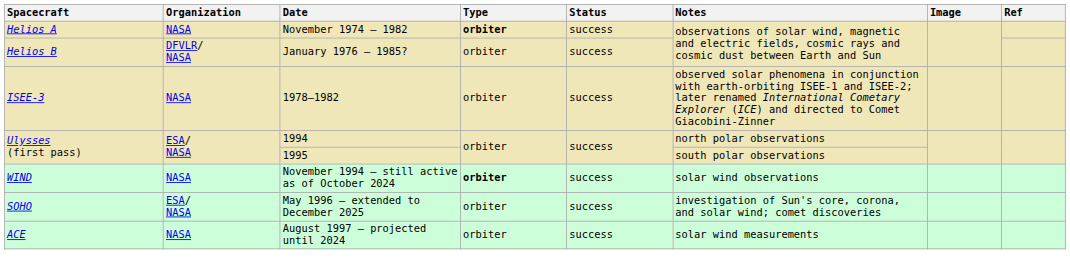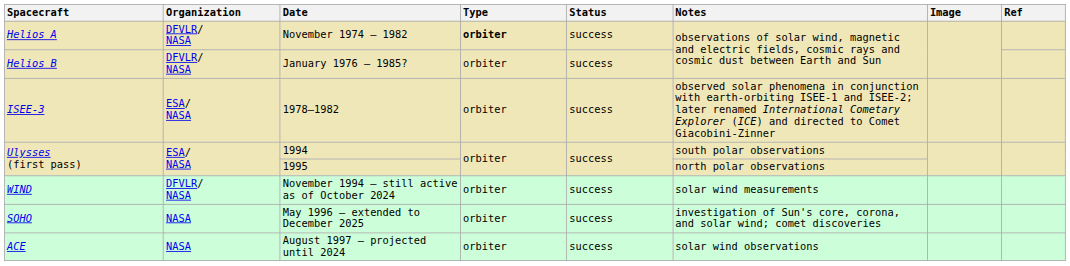(179, 30) NASA -> (185, 36) DFVLR/ NASA
(179, 99) NASA -> (179, 110) ESA/ NASA
(750, 139) north polar observations -> (750, 151) south polar observations
(750, 156) south polar observations -> (750, 167) north polar observations
(179, 178) NASA -> (185, 190) DFVLR/ NASA
(485, 178) bold -> (485, 190) normal
(747, 178) solar wind observations -> (747, 190) solar wind measurements
(179, 207) ESA/ NASA -> (179, 219) NASA
(747, 235) solar wind measurements -> (747, 247) solar wind observations
